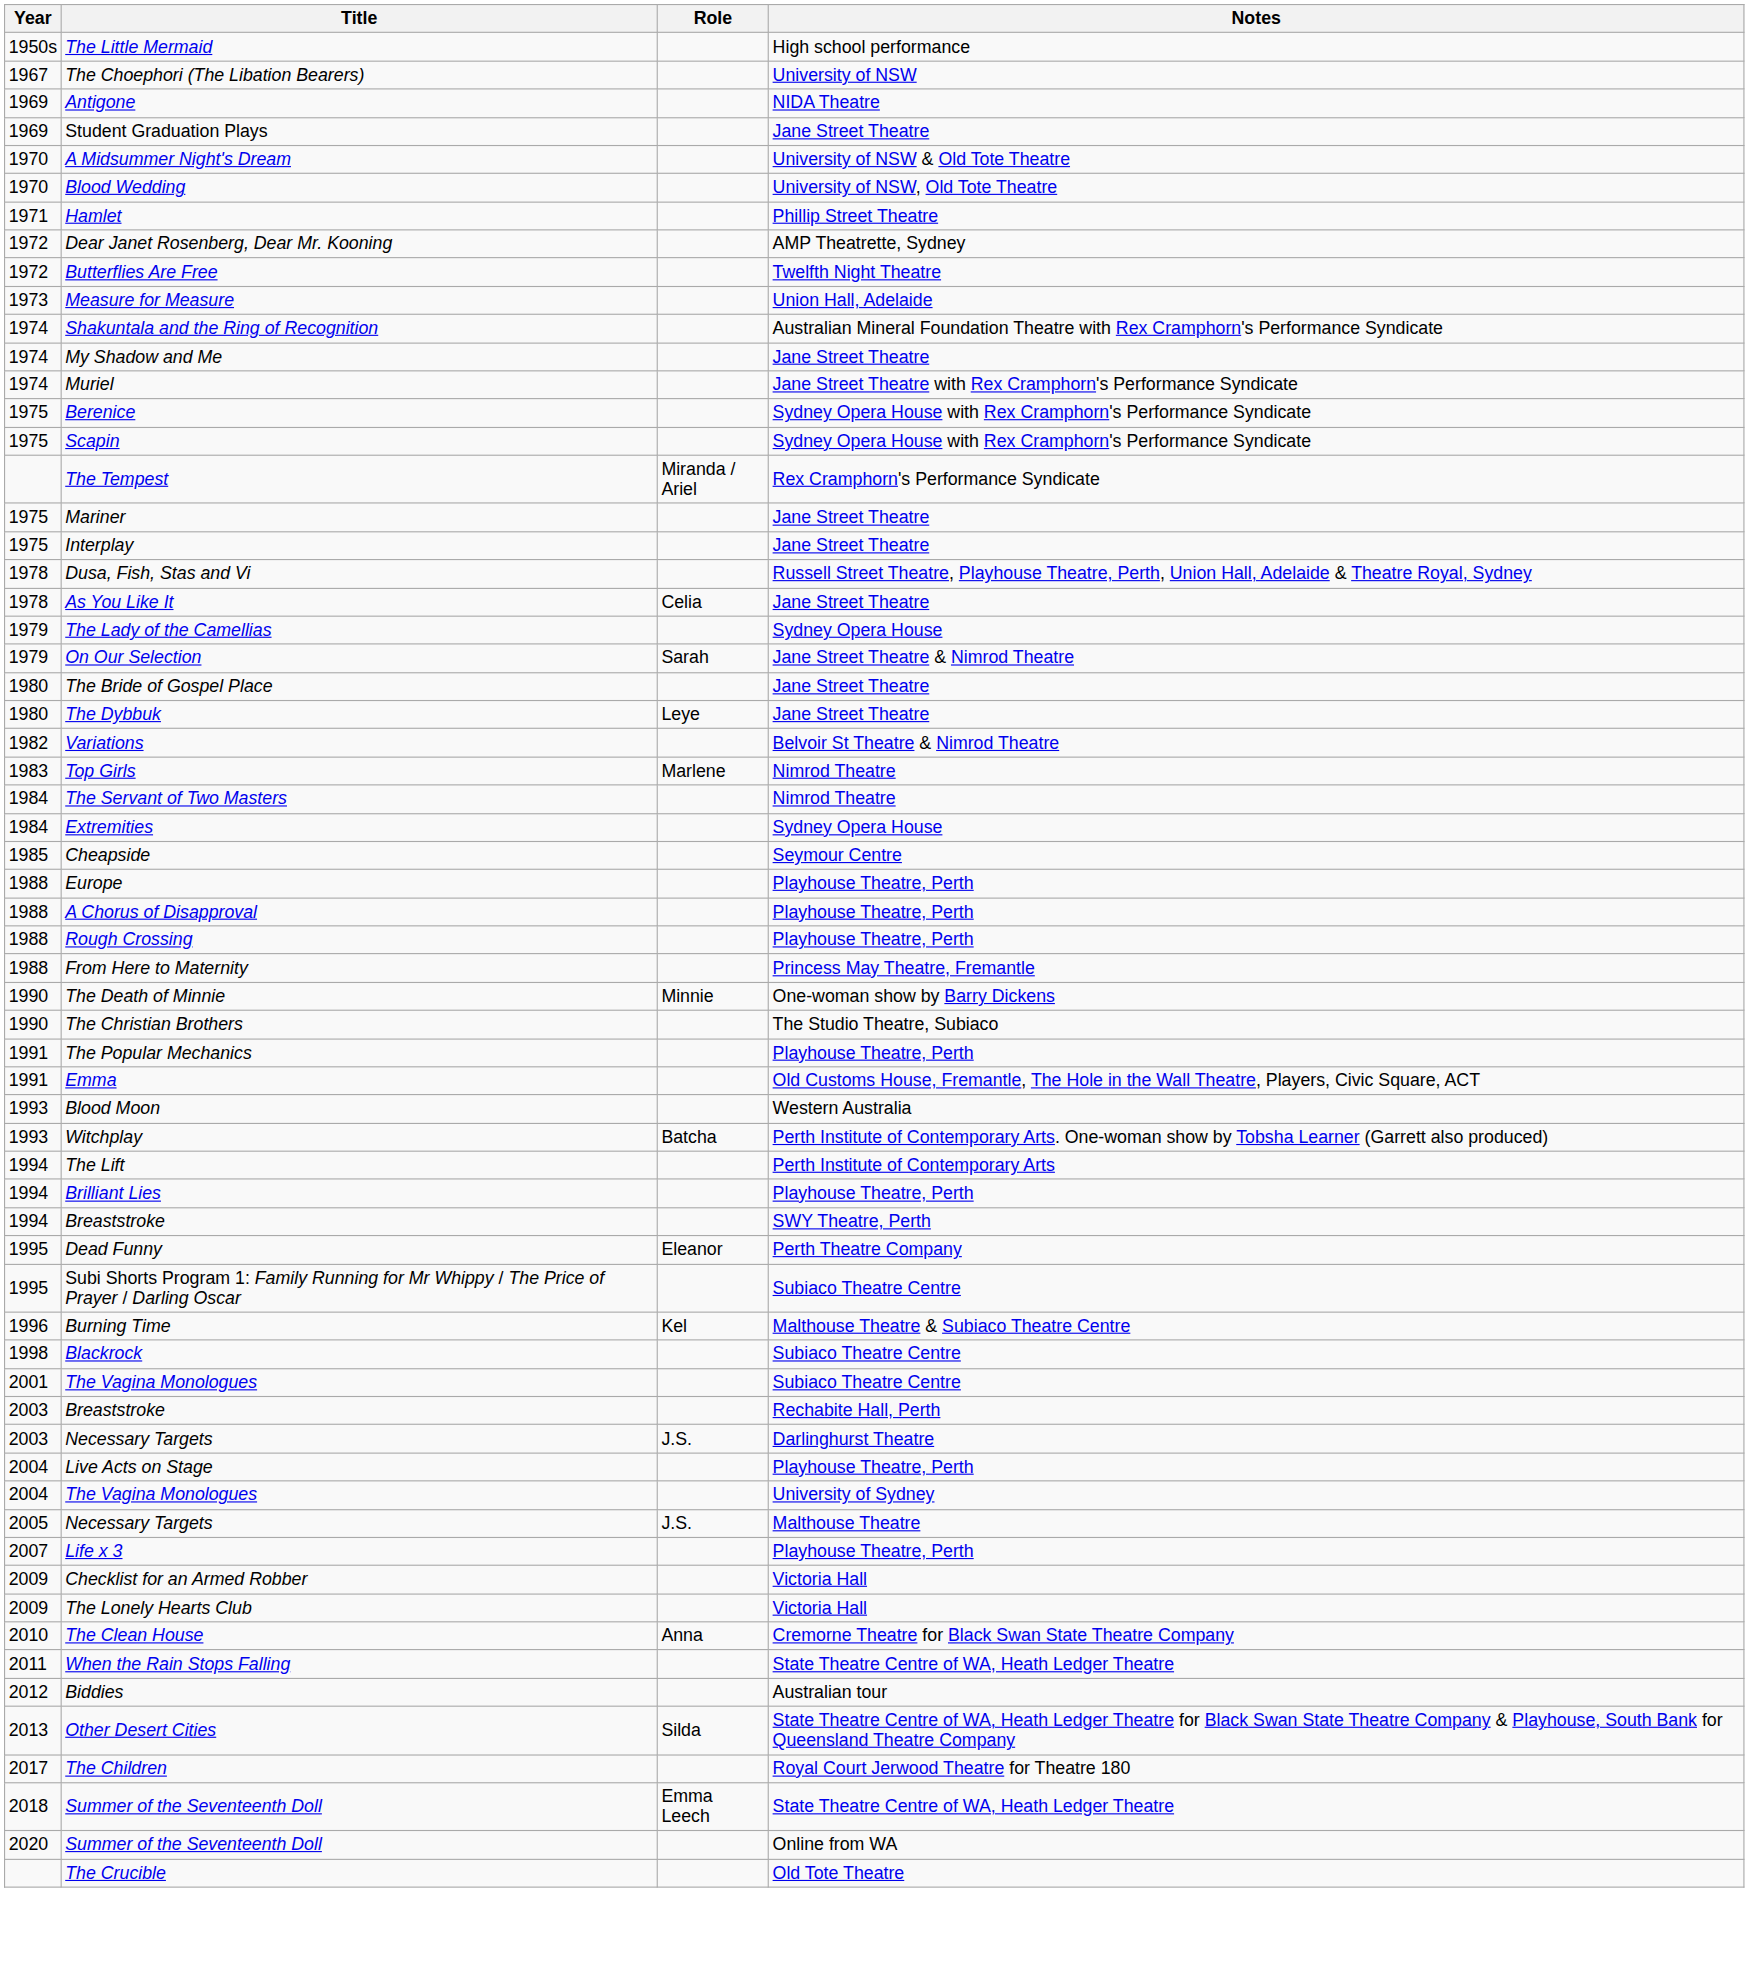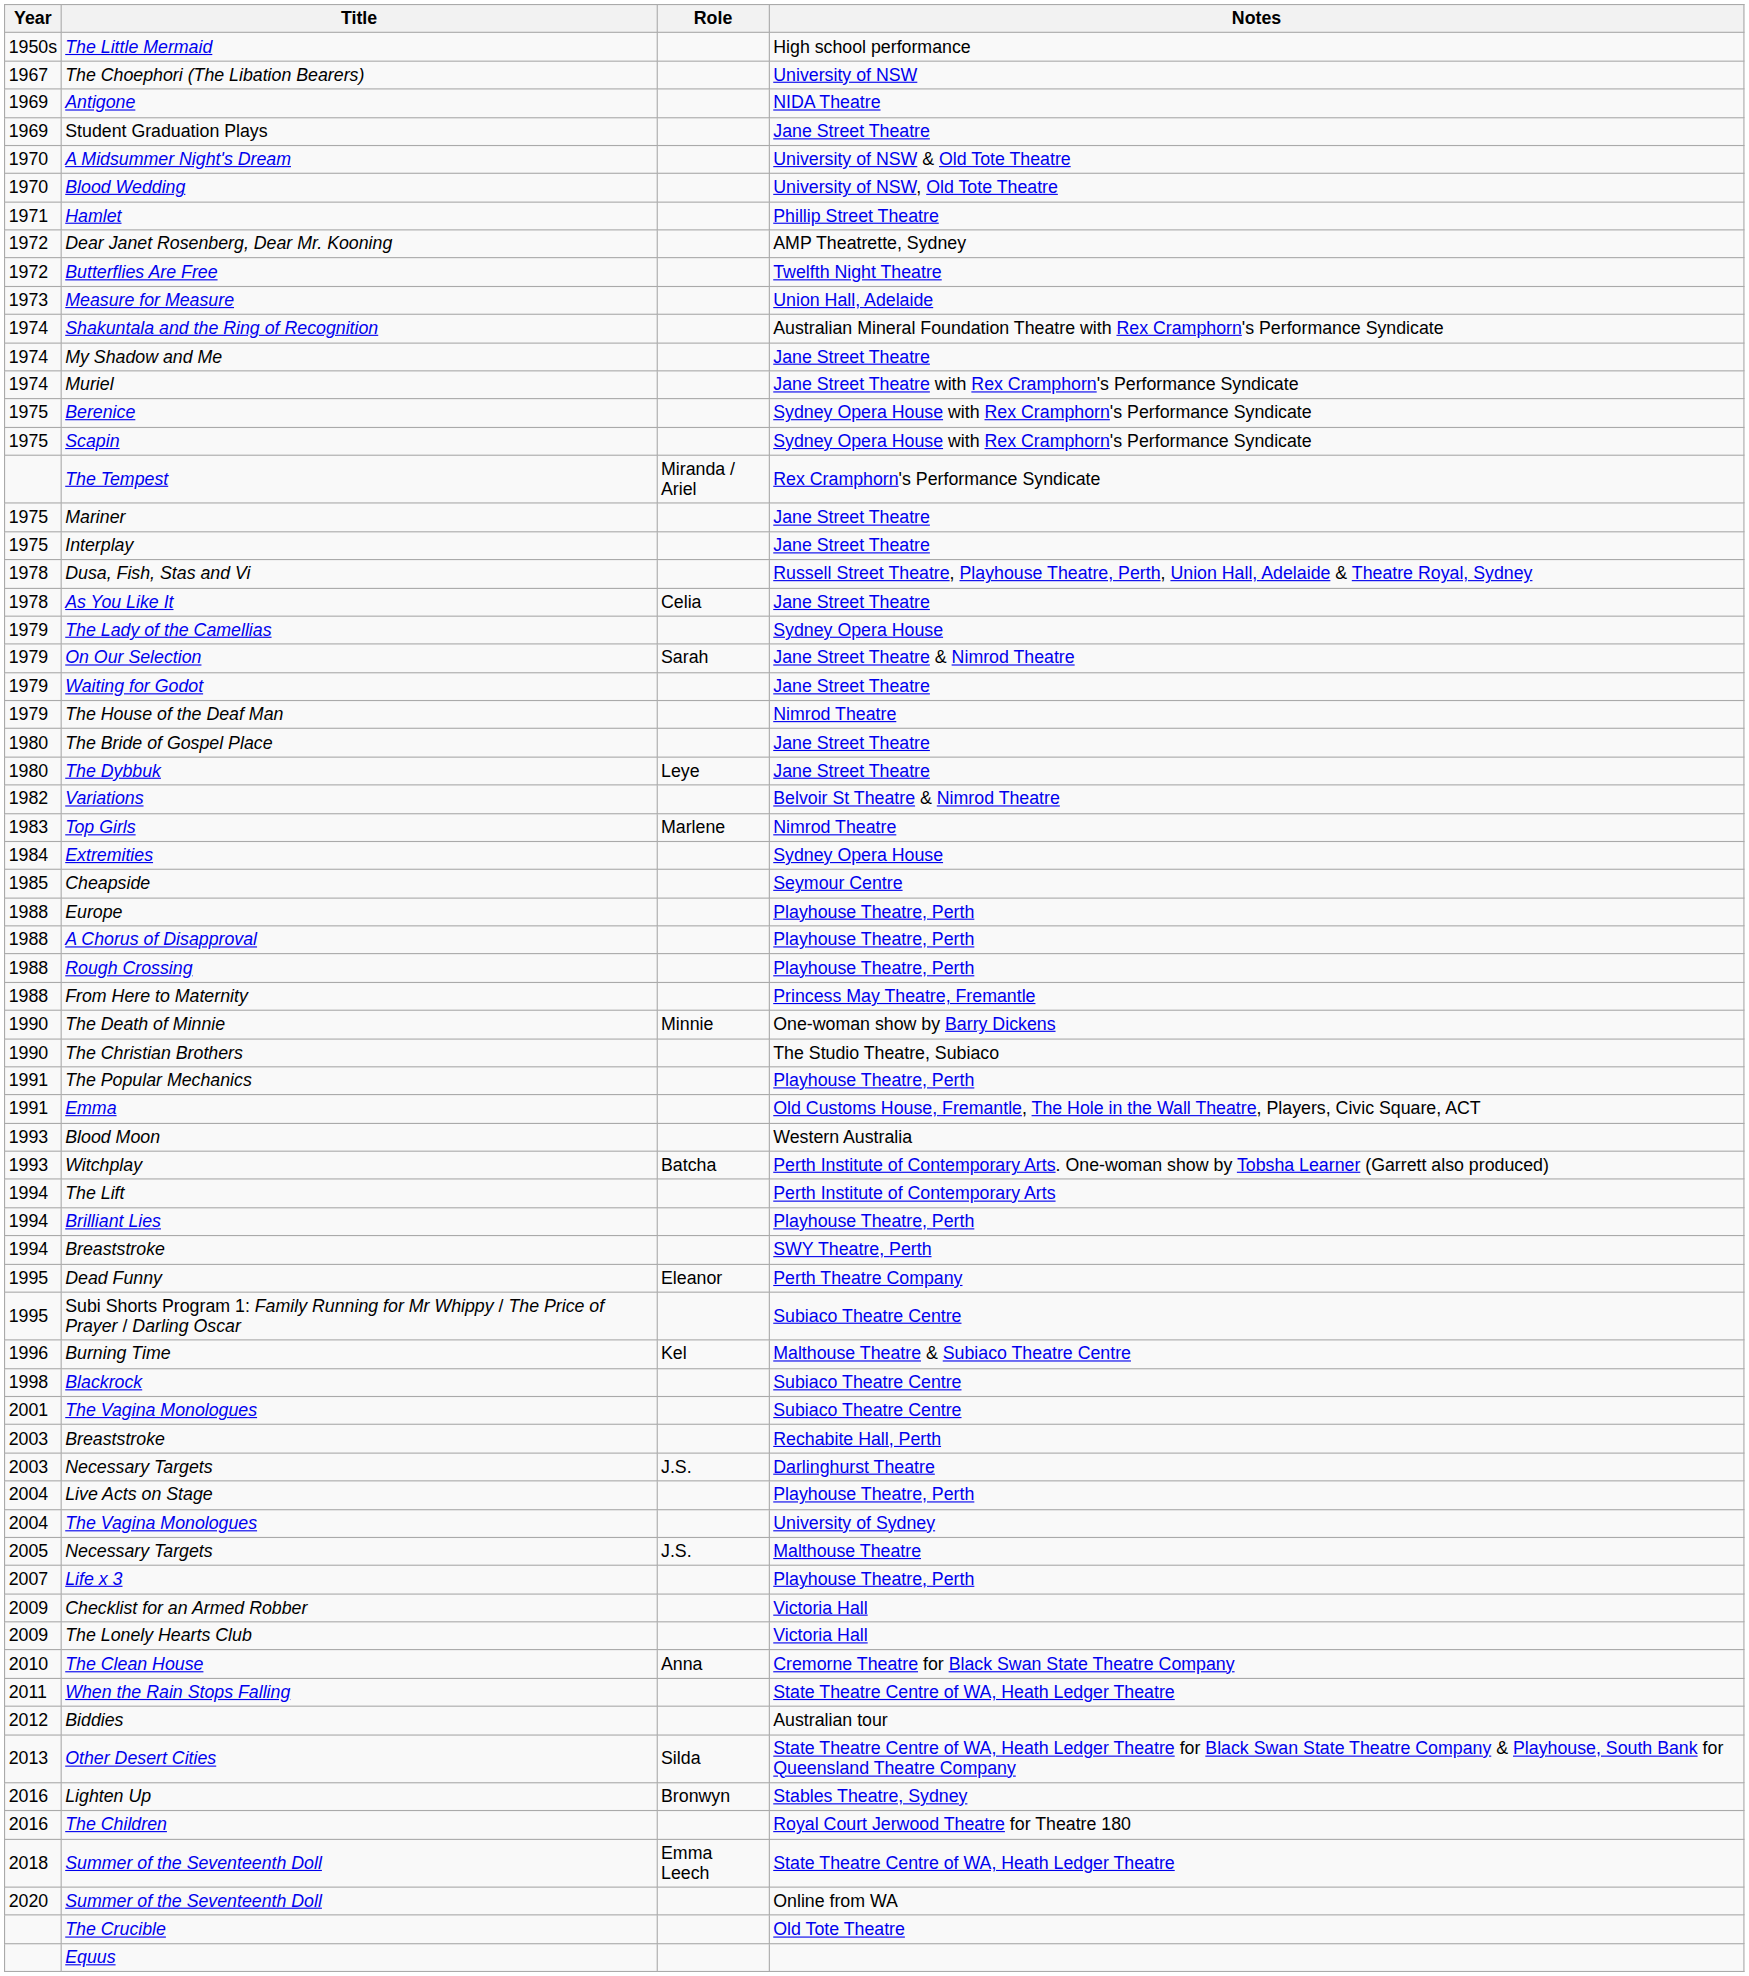+ row: (134, 686)
+ row: (174, 714)
- row: (176, 799)
+ row: (108, 1796)
(28, 1768) 2017 -> (28, 1824) 2016
+ row: (90, 1957)
